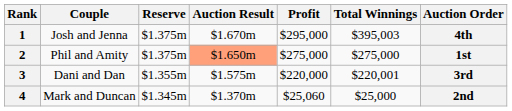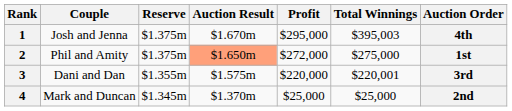(304, 55) $275,000 -> (304, 55) $272,000
(304, 95) $25,060 -> (304, 95) $25,000
